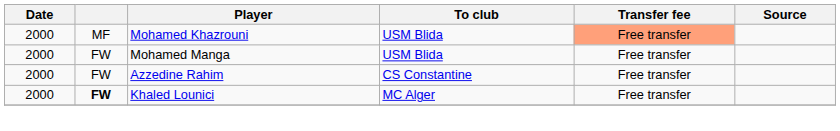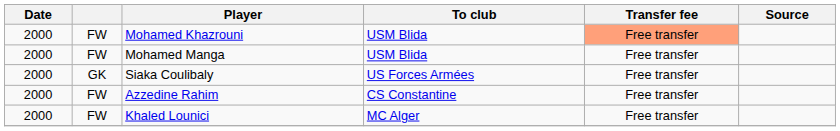(101, 34) MF -> (97, 34) FW
+ row: (169, 75)
(101, 95) bold -> (97, 115) normal
